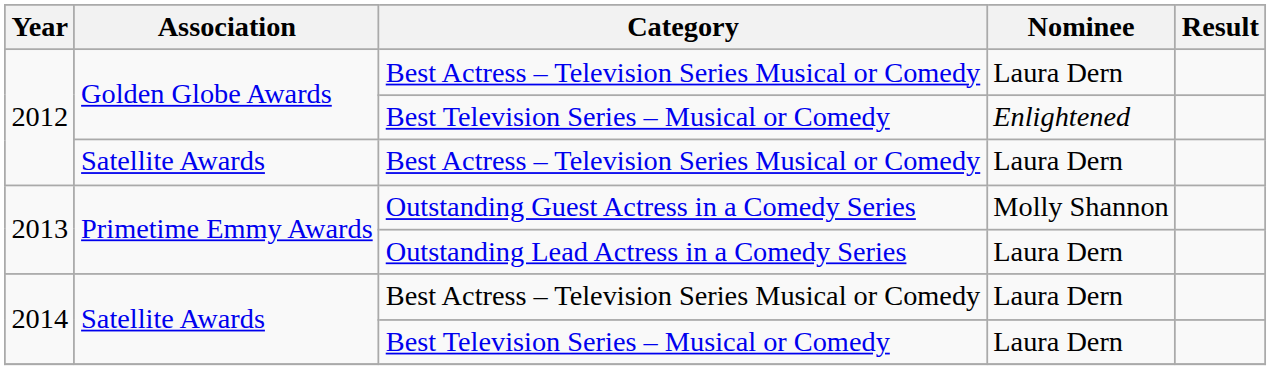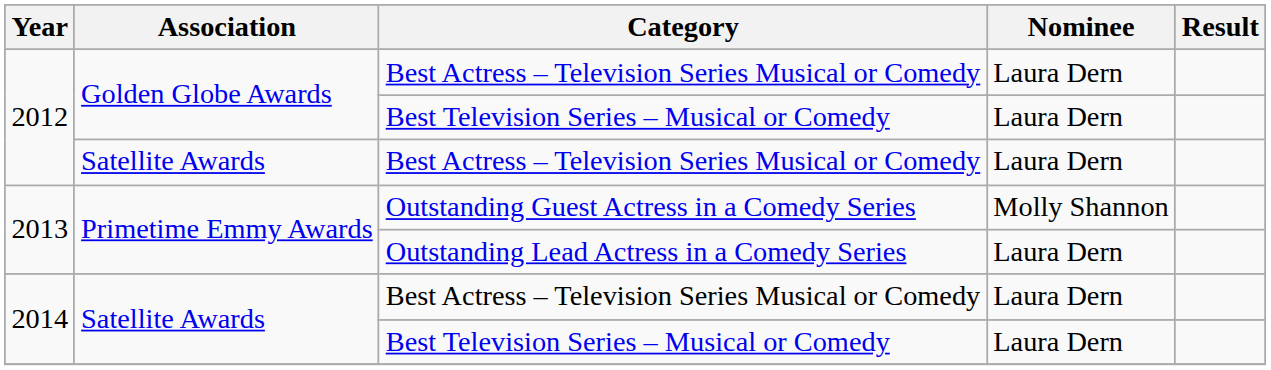(1062, 116) Enlightened -> (1058, 116) Laura Dern
